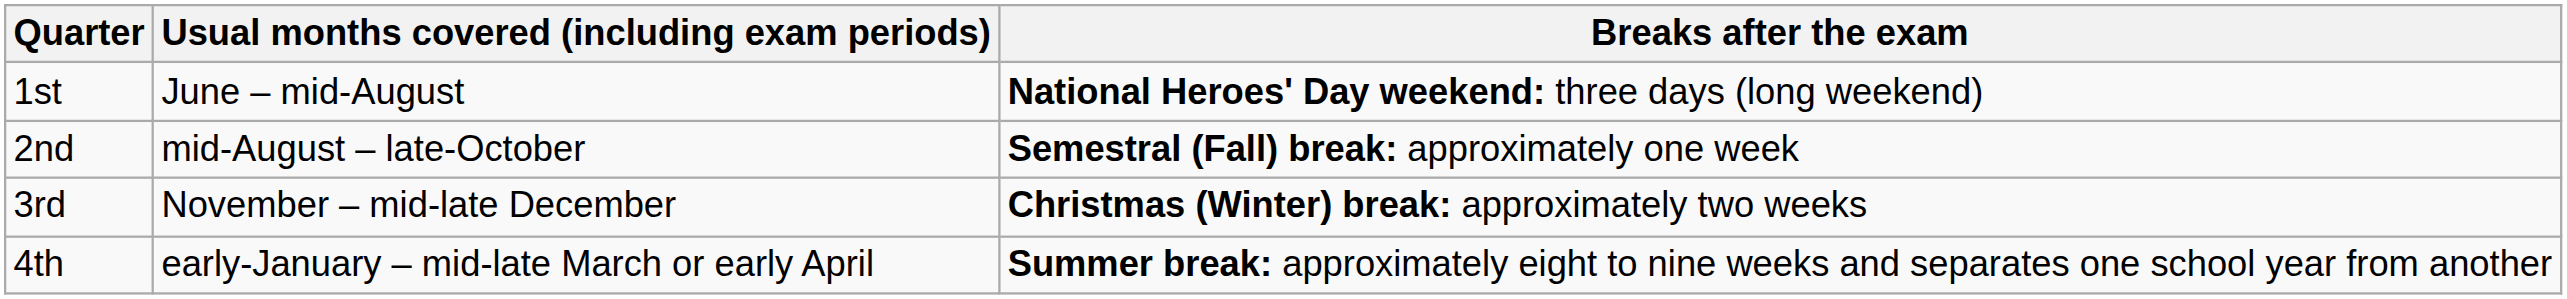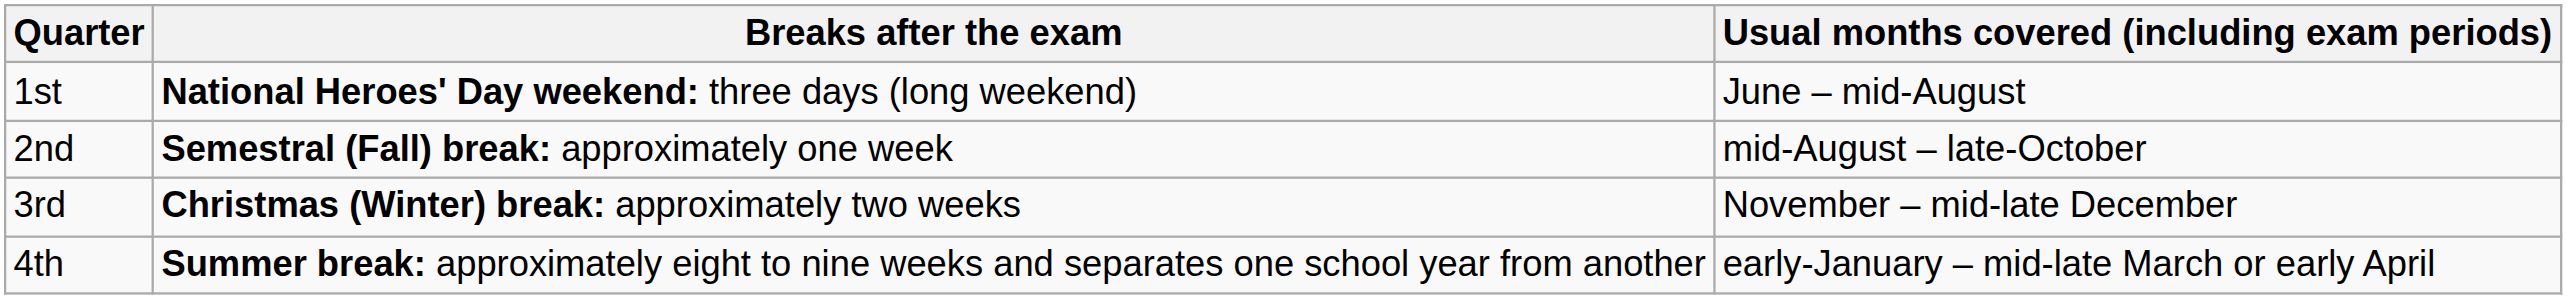columns swapped: (576, 33) <-> (1780, 33)
